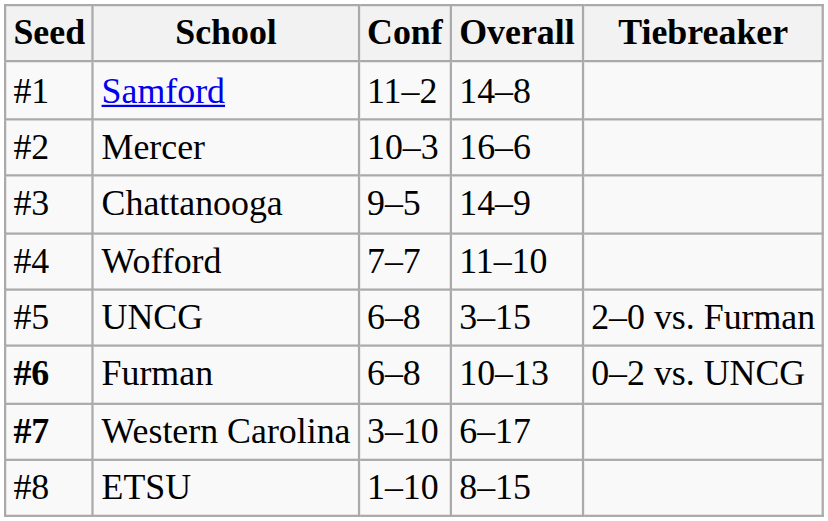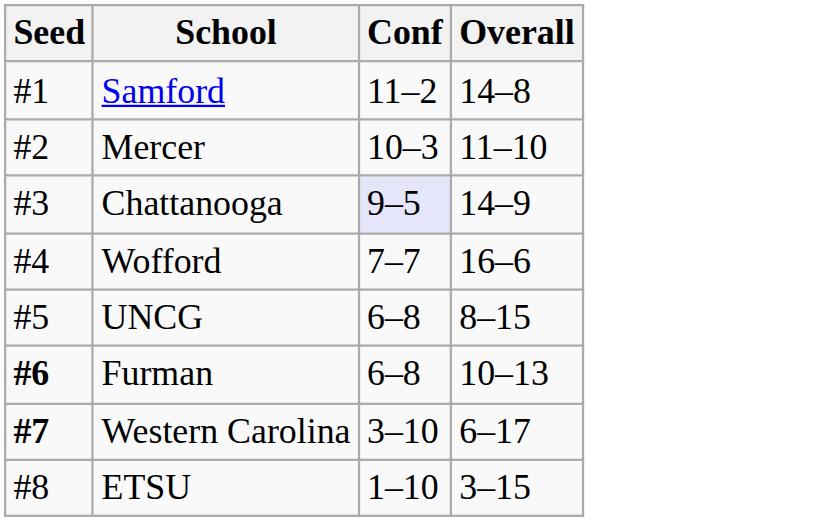- column: (703, 32)
(495, 146) 16–6 -> (503, 146) 11–10
(394, 203) no background -> (394, 203) lavender background
(503, 260) 11–10 -> (495, 260) 16–6
(495, 317) 3–15 -> (495, 317) 8–15
(495, 487) 8–15 -> (495, 487) 3–15
